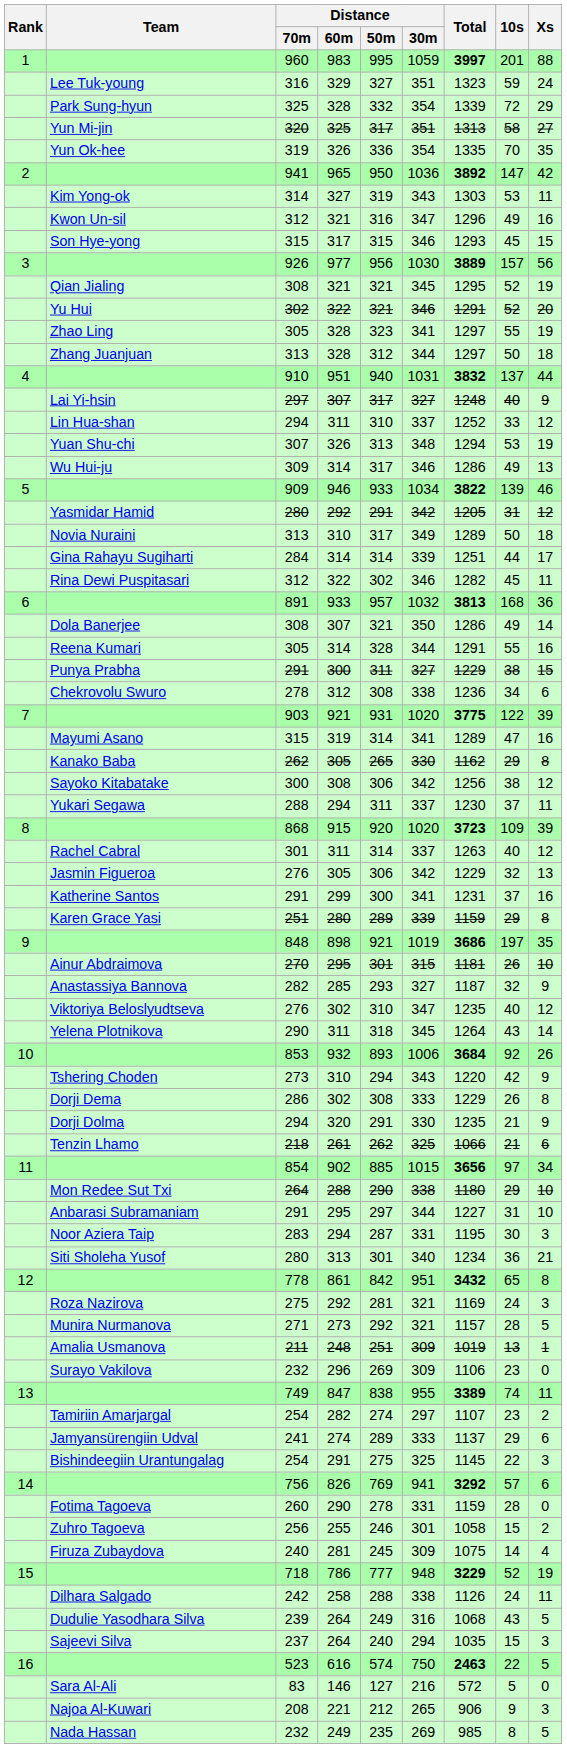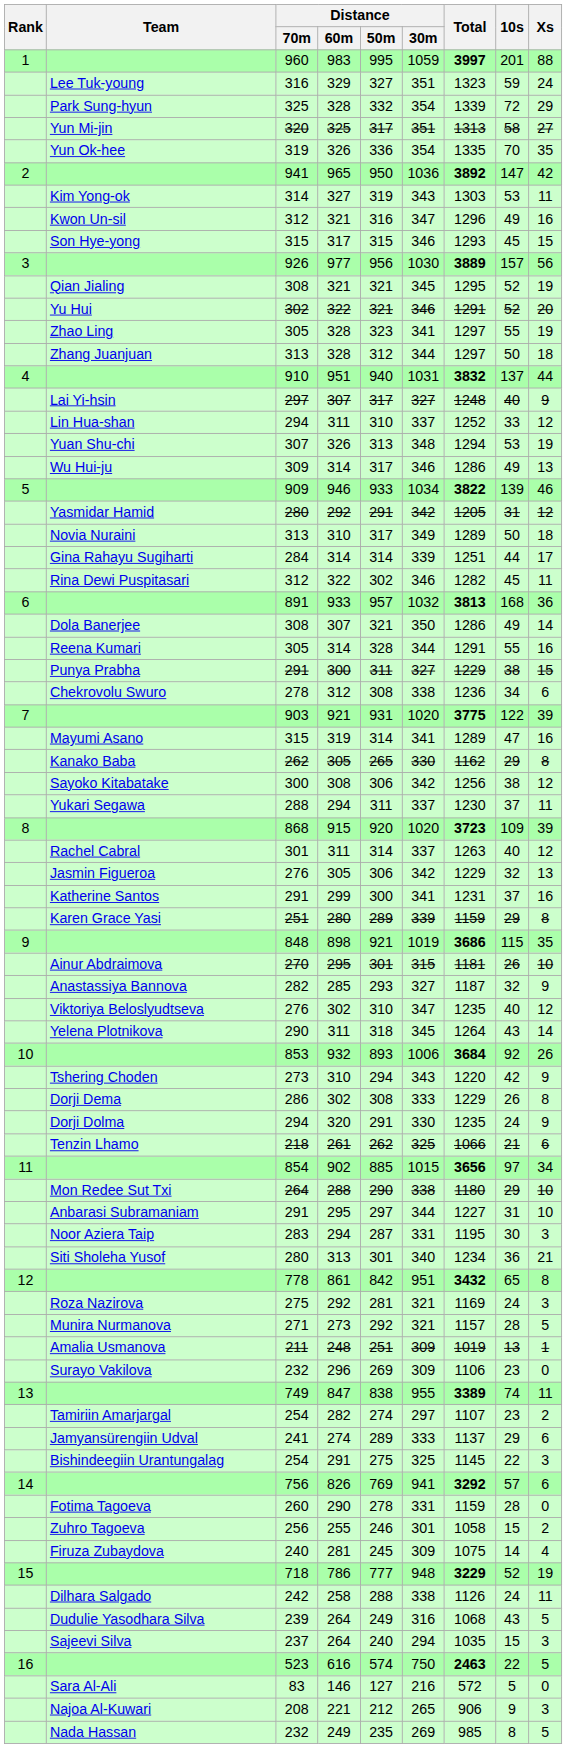(512, 941) 197 -> (512, 941) 115
(512, 1122) 21 -> (512, 1122) 24
